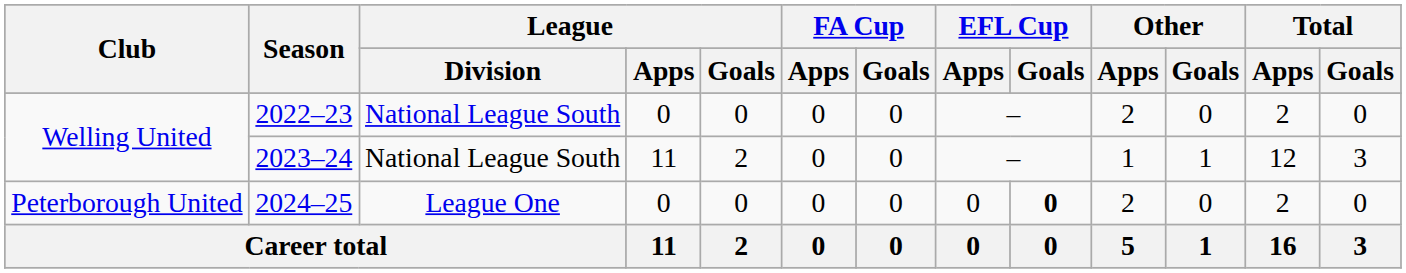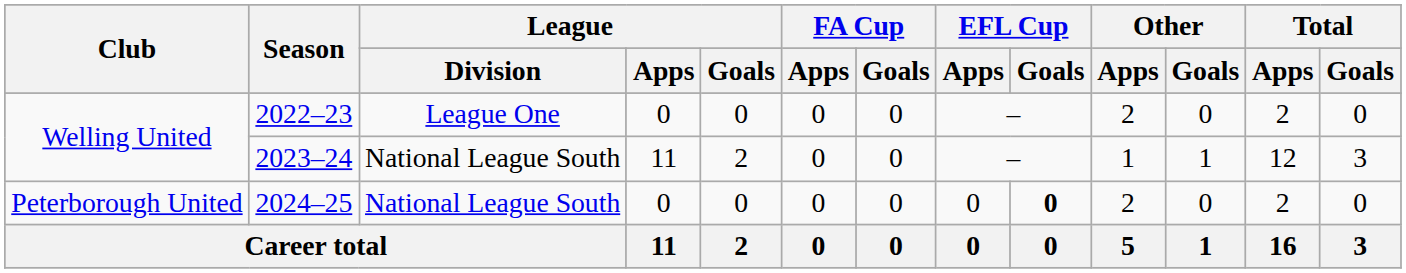(493, 114) National League South -> (493, 114) League One
(493, 202) League One -> (493, 202) National League South
